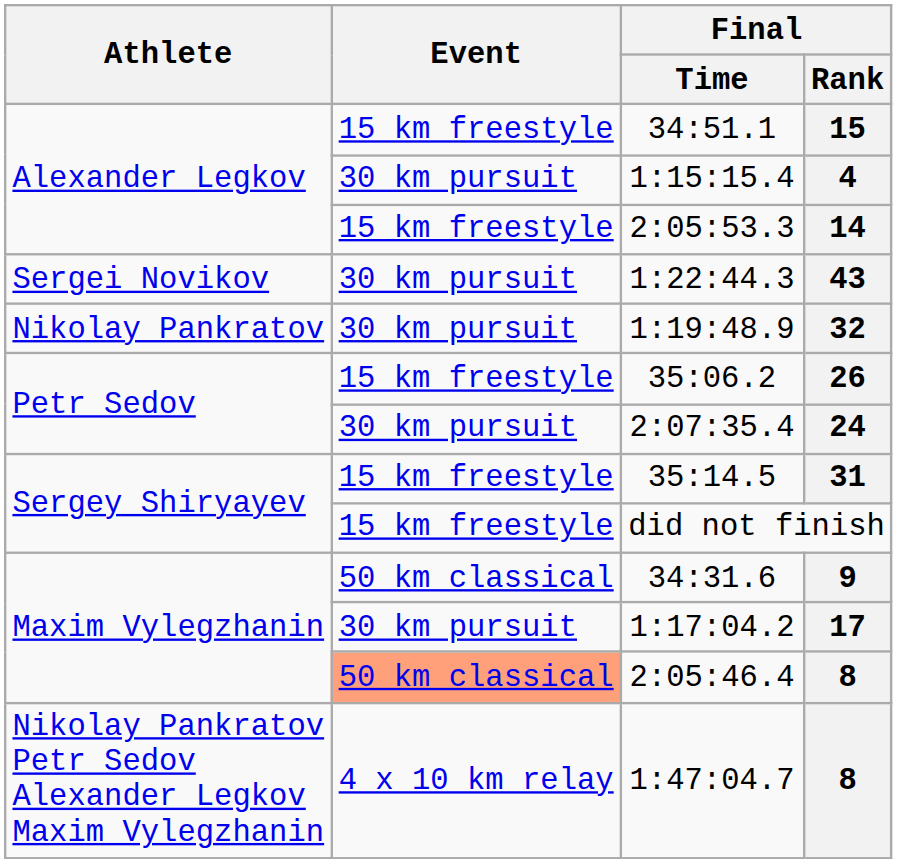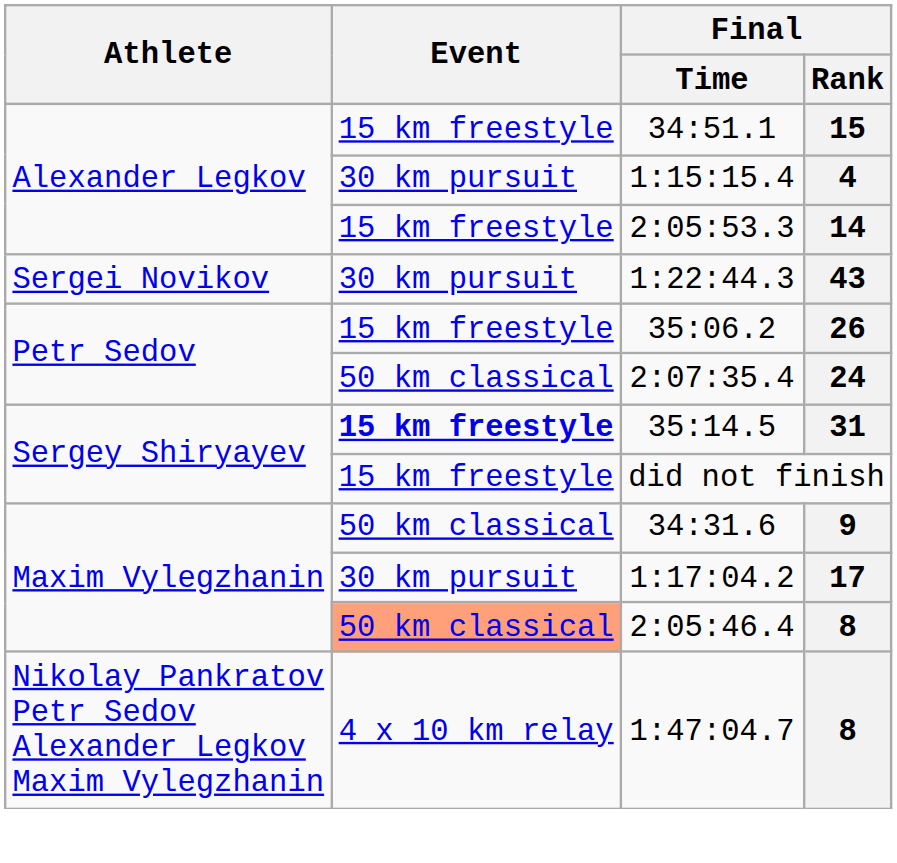- row: (712, 329)
(458, 428) 30 km pursuit -> (476, 379) 50 km classical
(476, 478) normal -> (476, 428) bold
